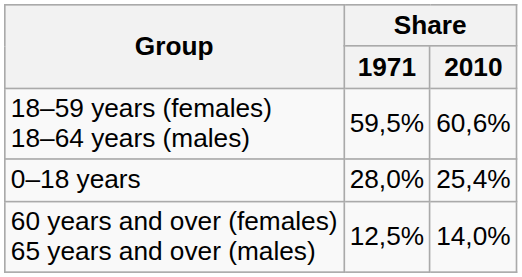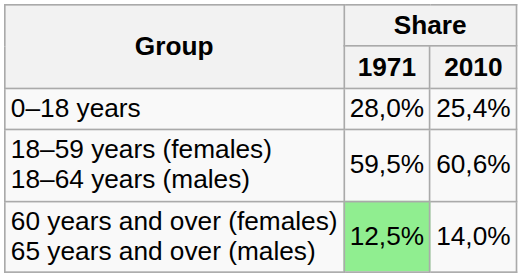rows swapped: (76, 179) <-> (141, 123)
(387, 236) no background -> (387, 236) lightgreen background
